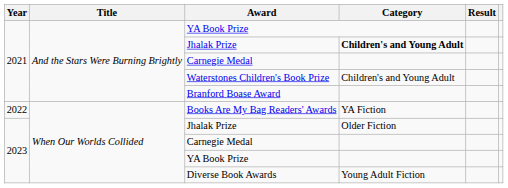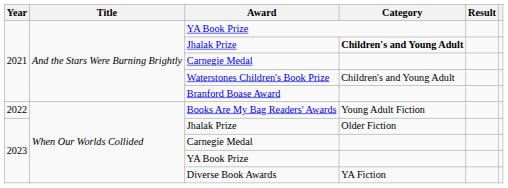(364, 110) YA Fiction -> (383, 110) Young Adult Fiction
(383, 175) Young Adult Fiction -> (364, 175) YA Fiction
